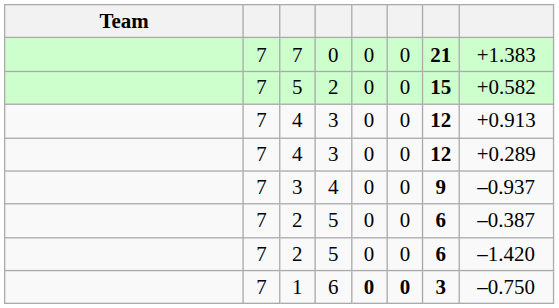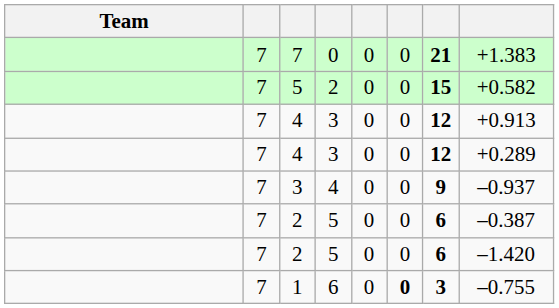(369, 287) bold -> (369, 287) normal
(506, 287) –0.750 -> (506, 287) –0.755
